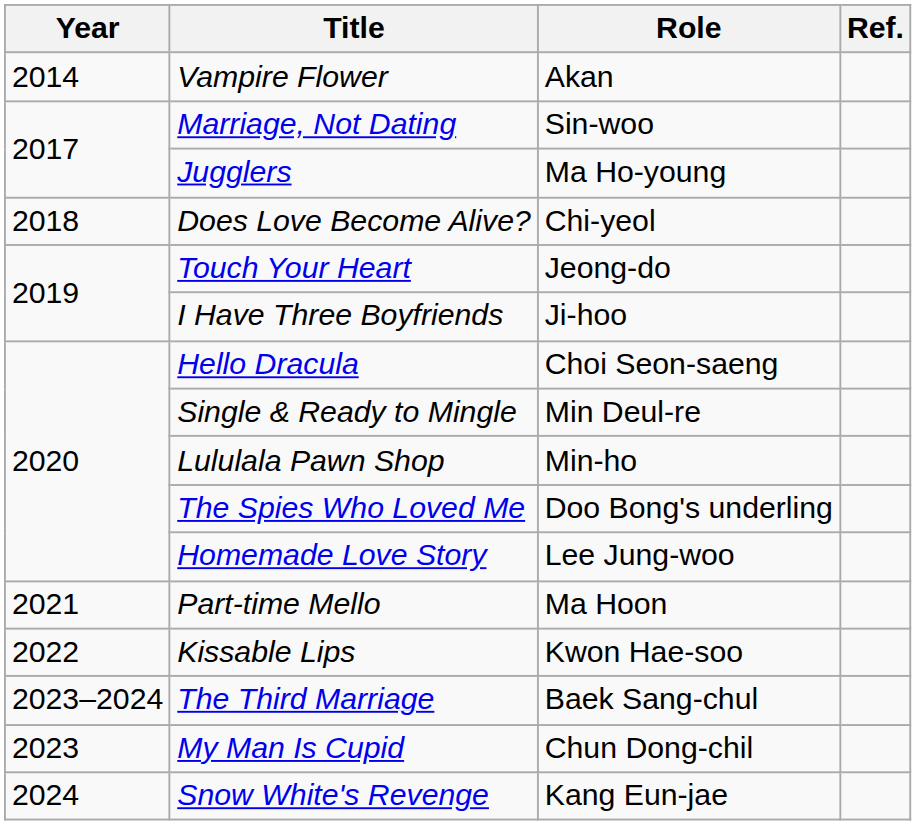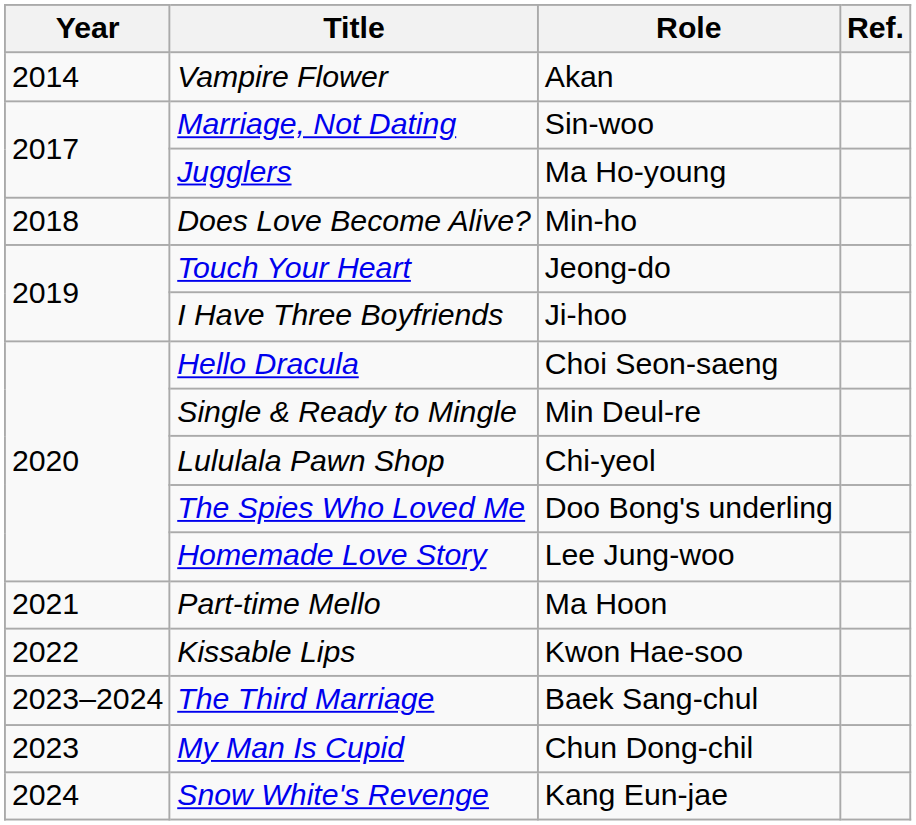(600, 220) Chi-yeol -> (591, 220) Min-ho
(591, 460) Min-ho -> (600, 460) Chi-yeol
